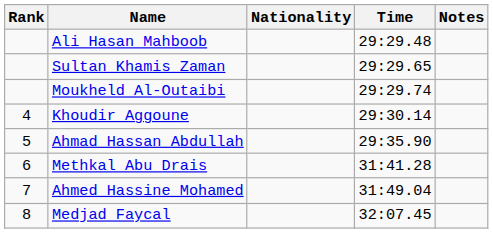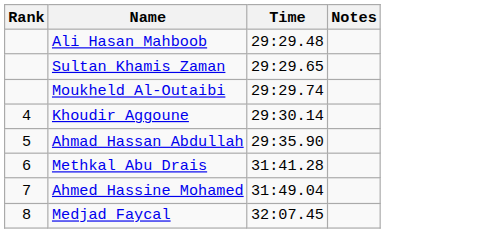- column: (301, 17)
